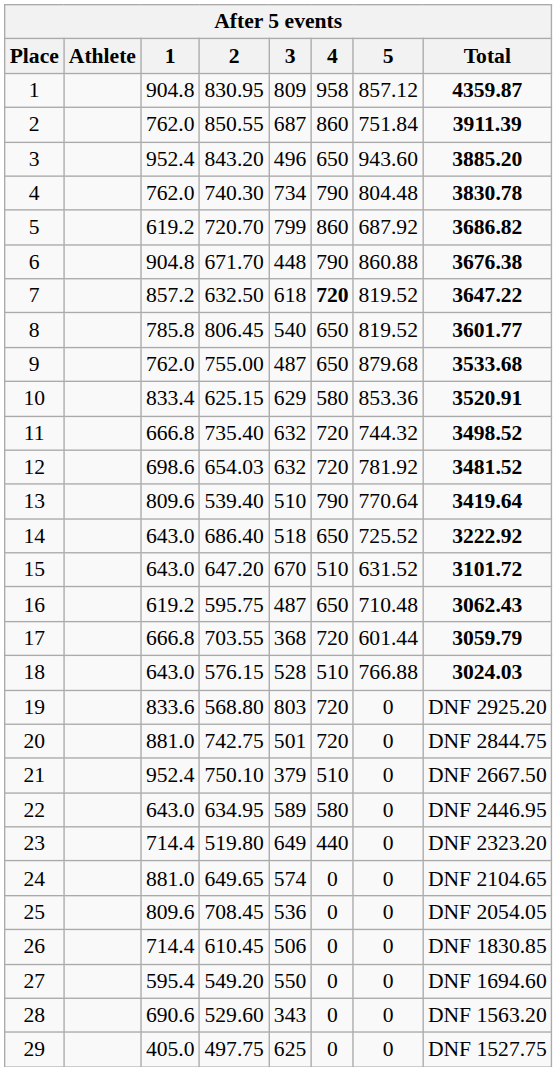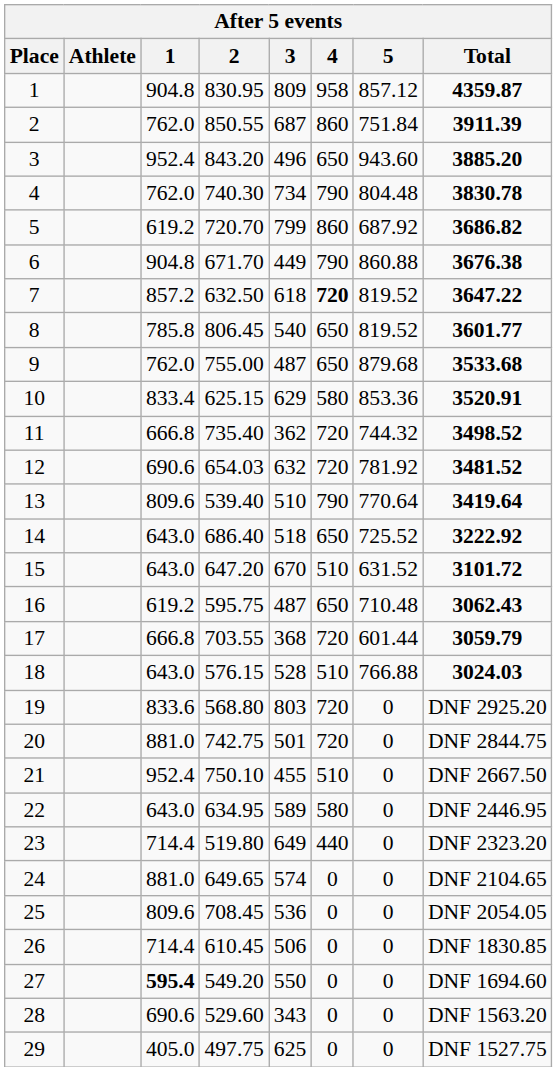(290, 261) 448 -> (290, 261) 449
(290, 432) 632 -> (290, 432) 362
(170, 466) 698.6 -> (170, 466) 690.6
(290, 775) 379 -> (290, 775) 455
(170, 980) normal -> (170, 980) bold
